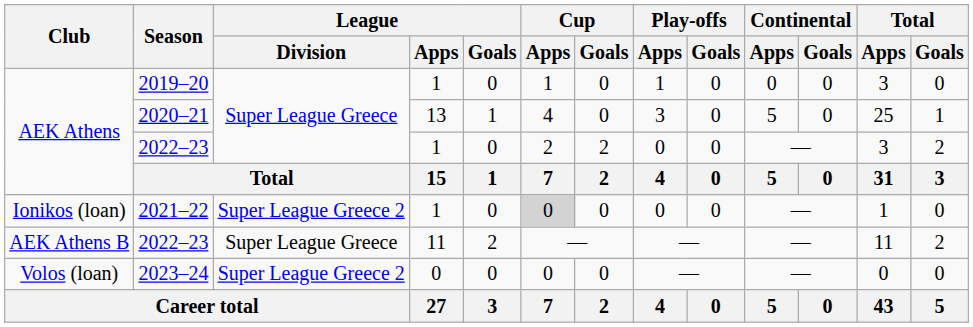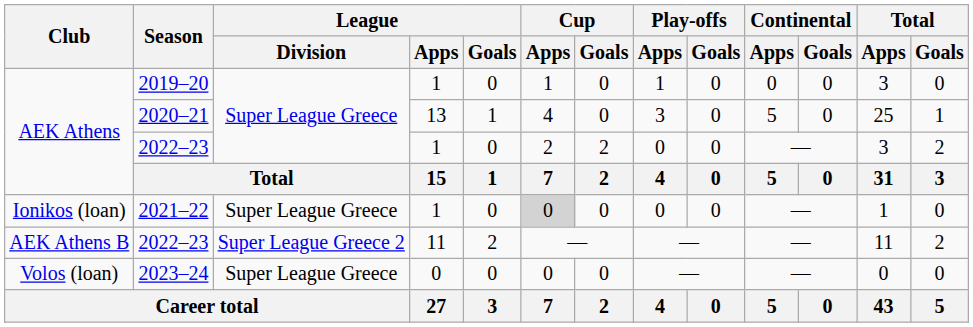(311, 210) Super League Greece 2 -> (311, 210) Super League Greece
(311, 242) Super League Greece -> (311, 242) Super League Greece 2
(311, 274) Super League Greece 2 -> (311, 274) Super League Greece
